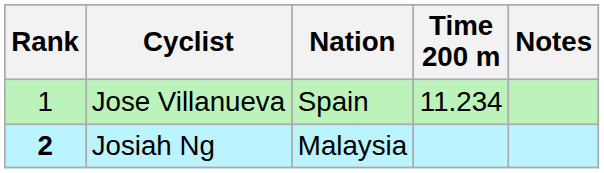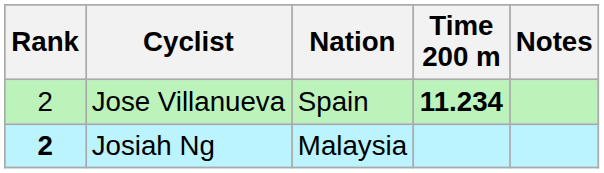(45, 101) 1 -> (45, 101) 2
(461, 101) normal -> (461, 101) bold
